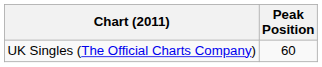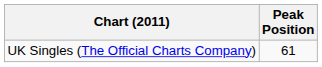(288, 51) 60 -> (288, 51) 61
